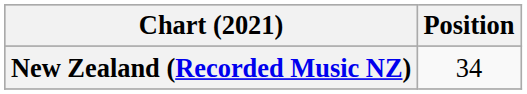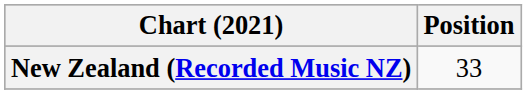(469, 67) 34 -> (469, 67) 33
